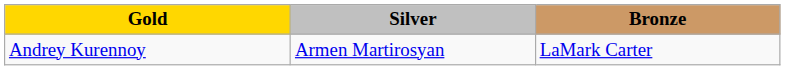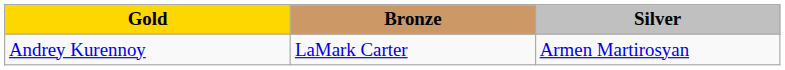columns swapped: (413, 19) <-> (658, 19)
